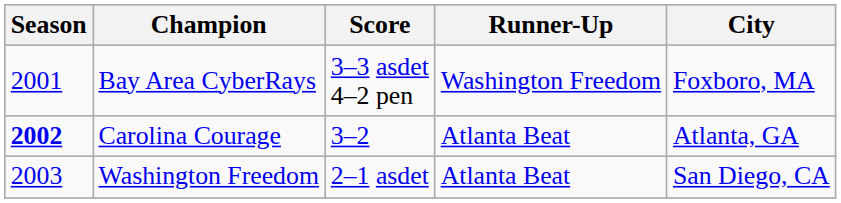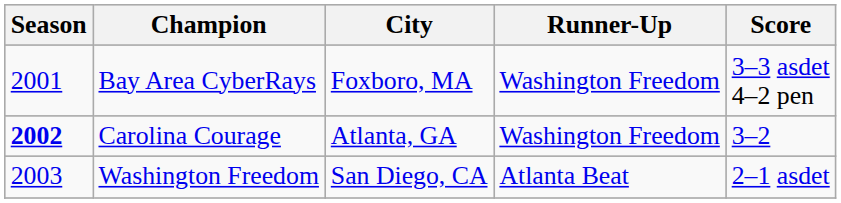columns swapped: (380, 24) <-> (751, 24)
(505, 135) Atlanta Beat -> (610, 135) Washington Freedom
